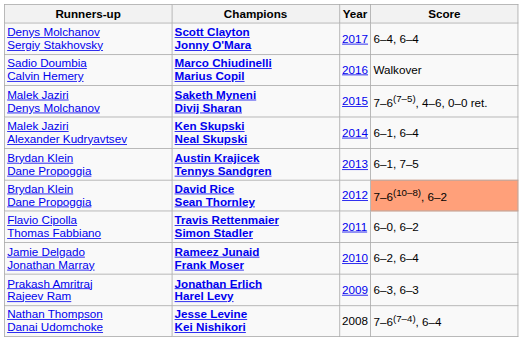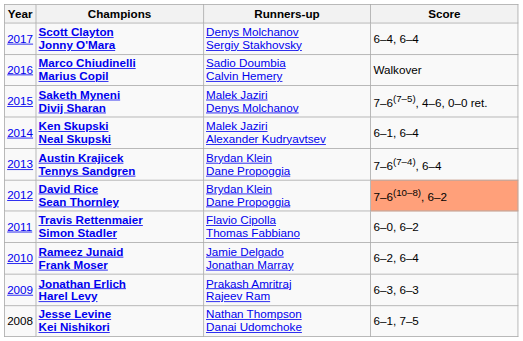columns swapped: (355, 14) <-> (88, 14)
(396, 164) 6–1, 7–5 -> (408, 164) 7–6(7–4), 6–4
(408, 321) 7–6(7–4), 6–4 -> (396, 321) 6–1, 7–5
